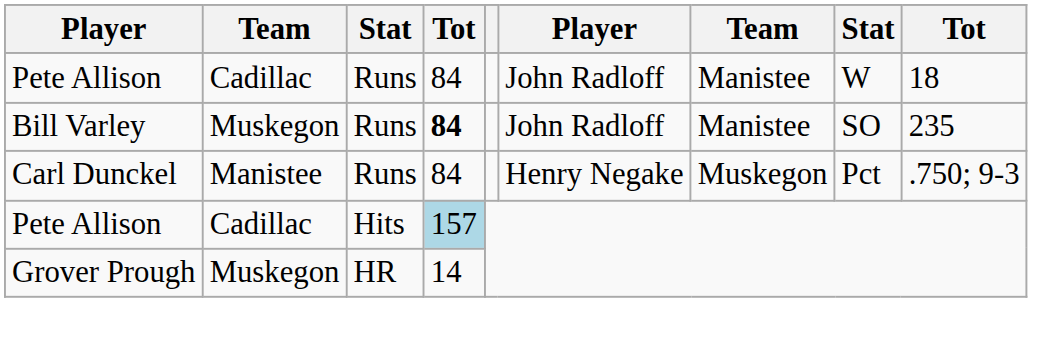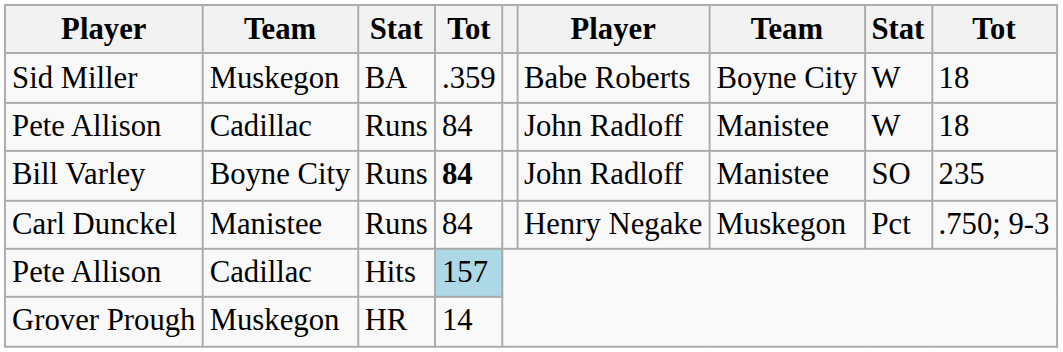+ row: (75, 77)
(275, 126) Muskegon -> (280, 175) Boyne City
